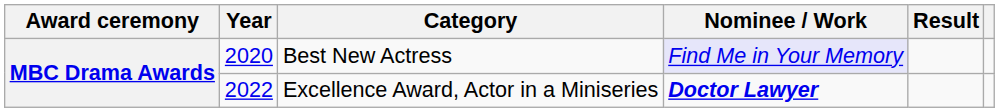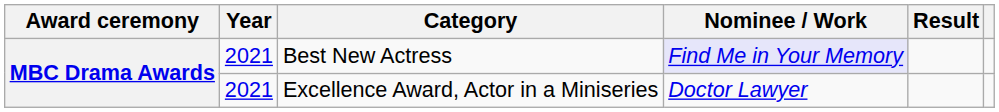(249, 55) 2020 -> (249, 55) 2021
(249, 90) 2022 -> (249, 90) 2021
(743, 90) bold -> (738, 90) normal
